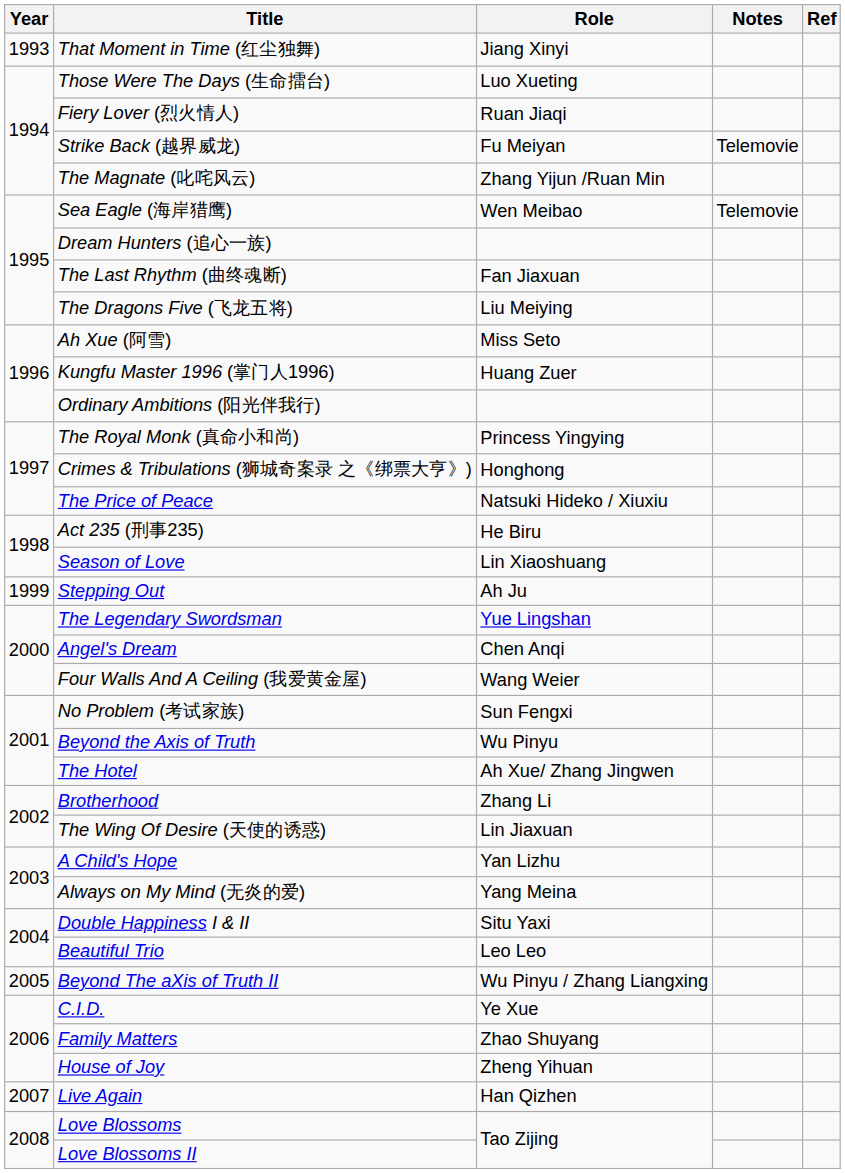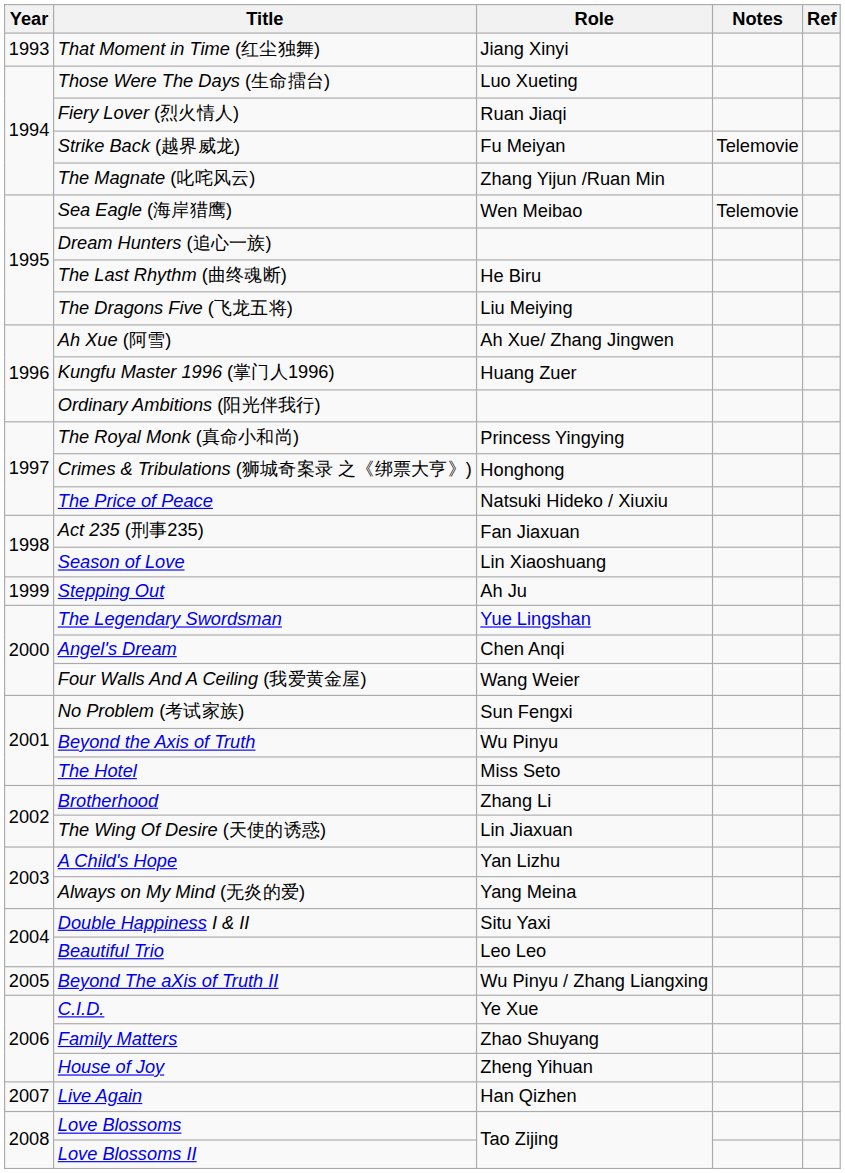(530, 276) Fan Jiaxuan -> (511, 276) He Biru
(520, 340) Miss Seto -> (577, 340) Ah Xue/ Zhang Jingwen
(511, 531) He Biru -> (530, 531) Fan Jiaxuan
(577, 771) Ah Xue/ Zhang Jingwen -> (520, 771) Miss Seto
